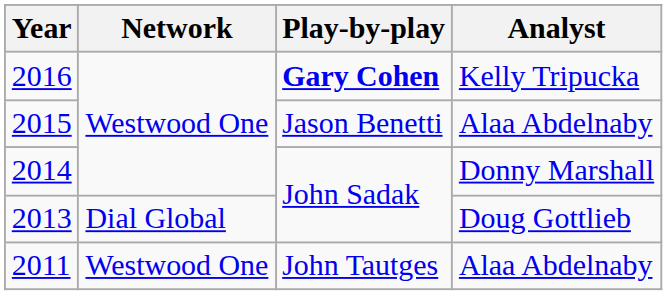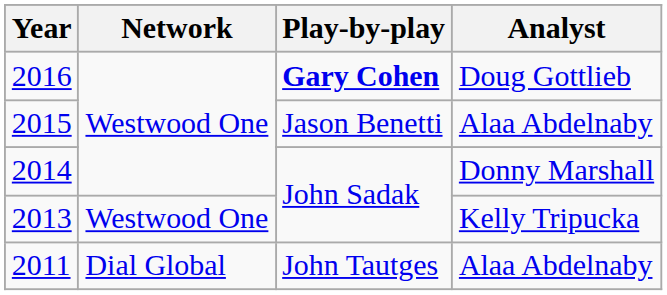(549, 75) Kelly Tripucka -> (545, 75) Doug Gottlieb
(156, 218) Dial Global -> (177, 218) Westwood One
(545, 218) Doug Gottlieb -> (549, 218) Kelly Tripucka
(177, 265) Westwood One -> (156, 265) Dial Global
